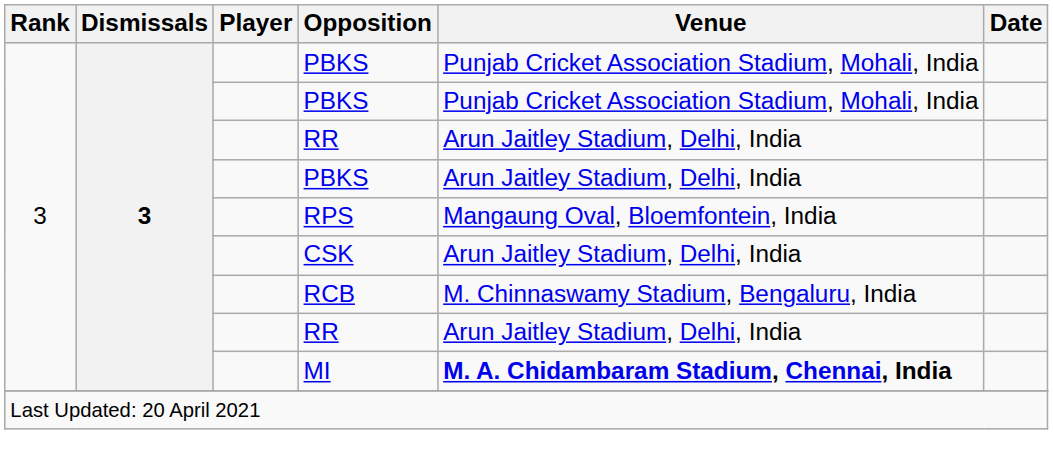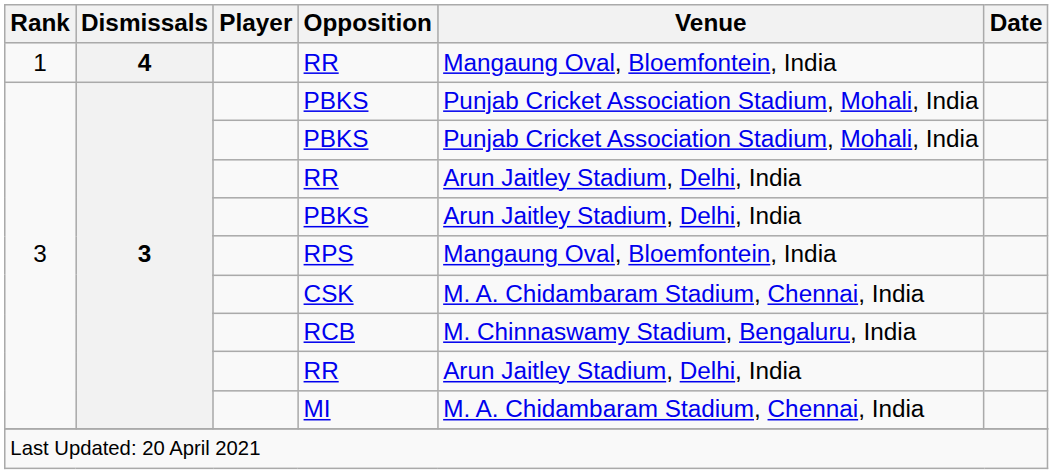+ row: (40, 62)
(622, 255) Arun Jaitley Stadium, Delhi, India -> (684, 293) M. A. Chidambaram Stadium, Chennai, India
(697, 370) bold -> (684, 409) normal
